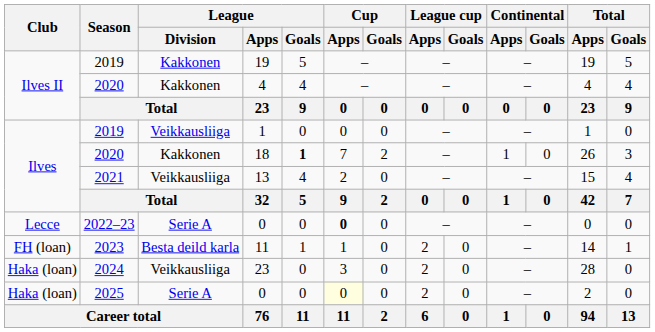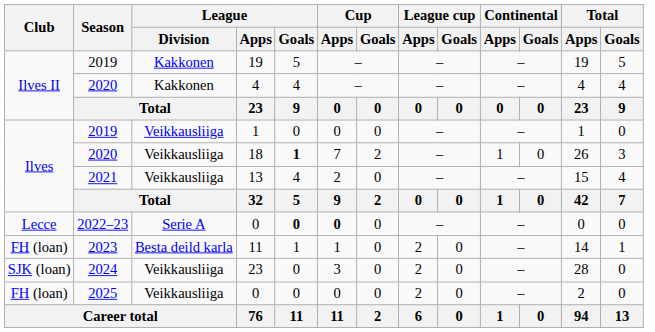(190, 154) Kakkonen -> (184, 154) Veikkausliiga
(303, 223) normal -> (296, 223) bold
(42, 270) Haka (loan) -> (39, 270) SJK (loan)
(42, 293) Haka (loan) -> (39, 293) FH (loan)
(190, 293) Serie A -> (184, 293) Veikkausliiga
(343, 293) lightyellow background -> (337, 293) no background
